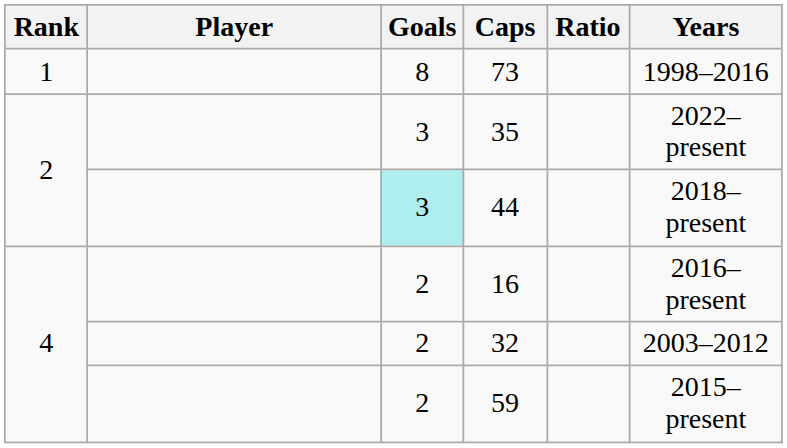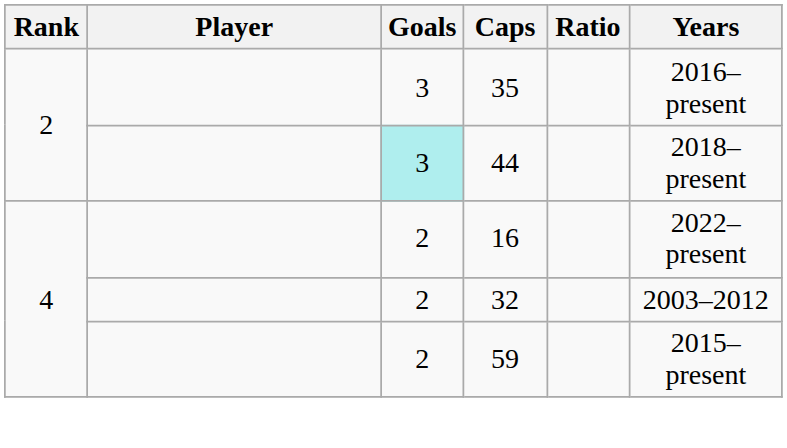- row: (505, 71)
(706, 131) 2022–present -> (706, 86) 2016–present
(706, 283) 2016–present -> (706, 238) 2022–present
